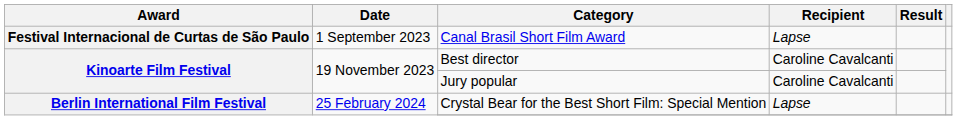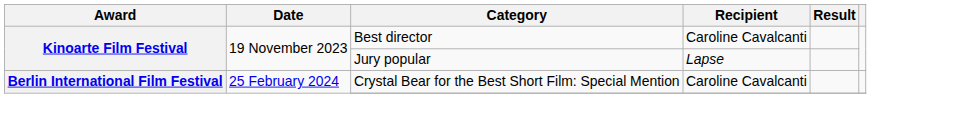- row: (533, 37)
(833, 81) Caroline Cavalcanti -> (705, 59) Lapse
(792, 103) Lapse -> (746, 81) Caroline Cavalcanti
